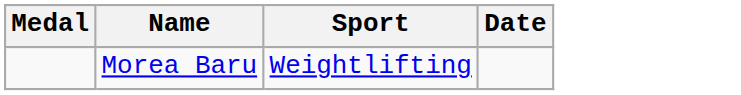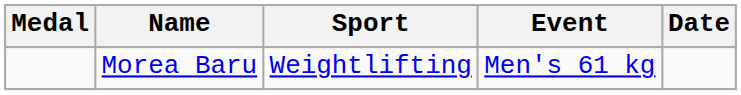+ column: (570, 26)
